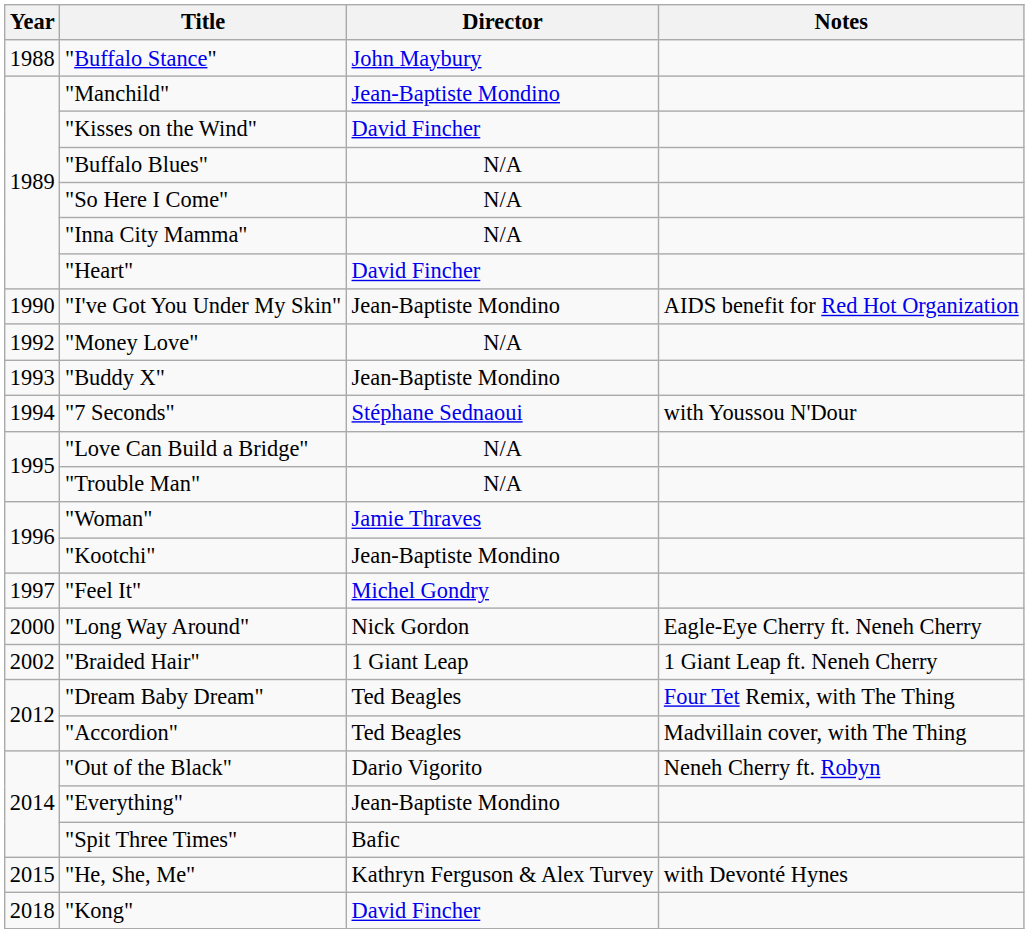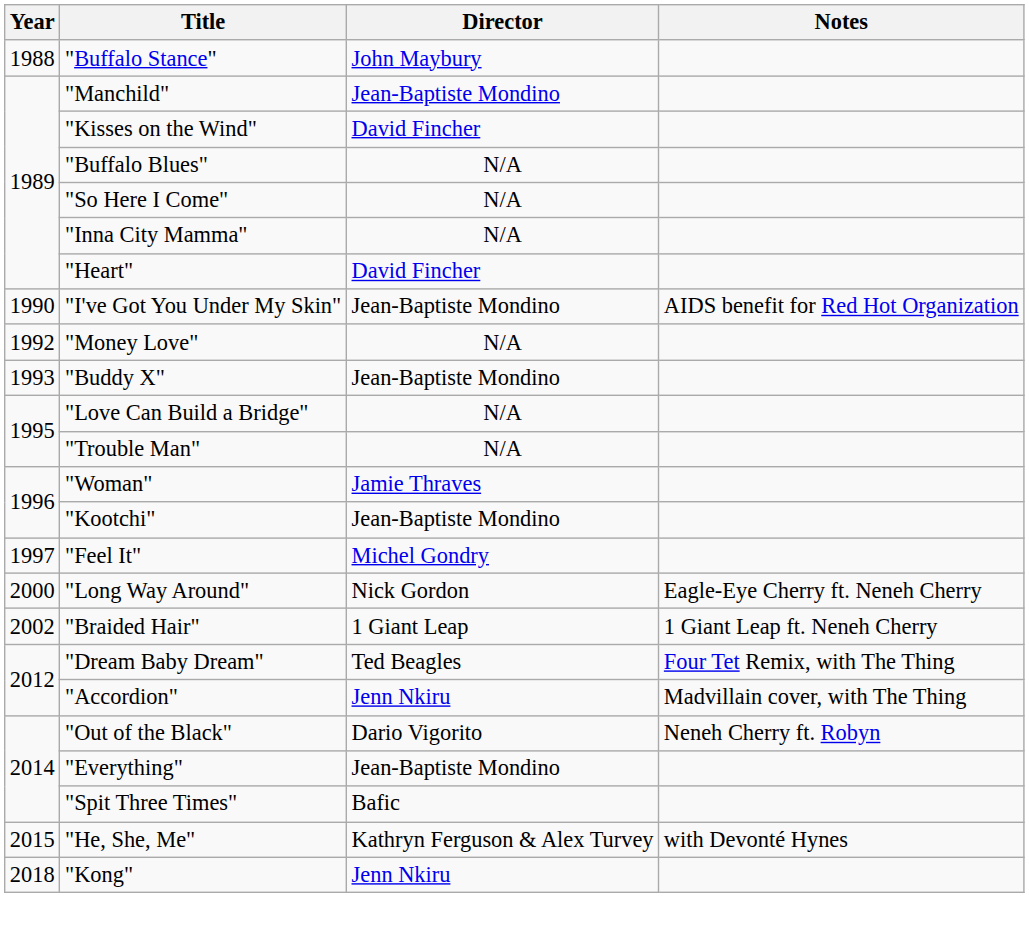- row: (120, 413)
(406, 732) Ted Beagles -> (401, 697) Jenn Nkiru
(416, 910) David Fincher -> (401, 874) Jenn Nkiru
